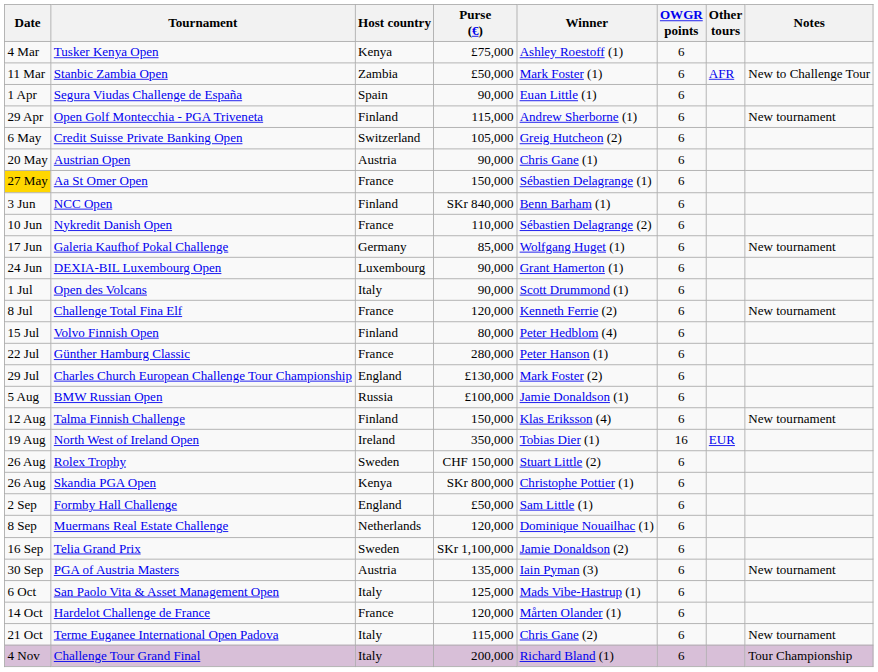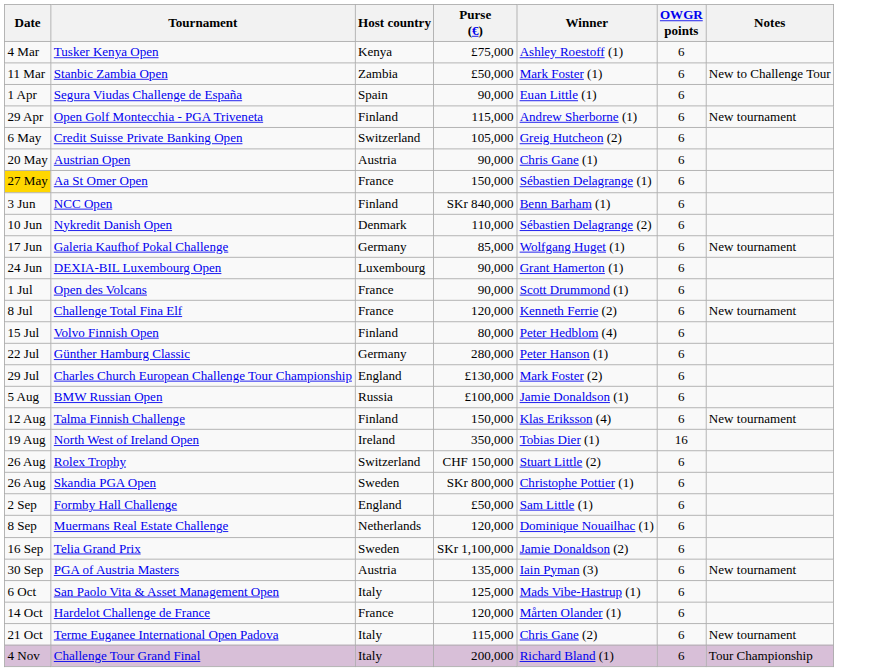- column: (726, 23)
(376, 224) France -> (382, 224) Denmark
(370, 289) Italy -> (376, 289) France
(376, 354) France -> (382, 354) Germany
(379, 462) Sweden -> (389, 462) Switzerland
(375, 483) Kenya -> (379, 483) Sweden
